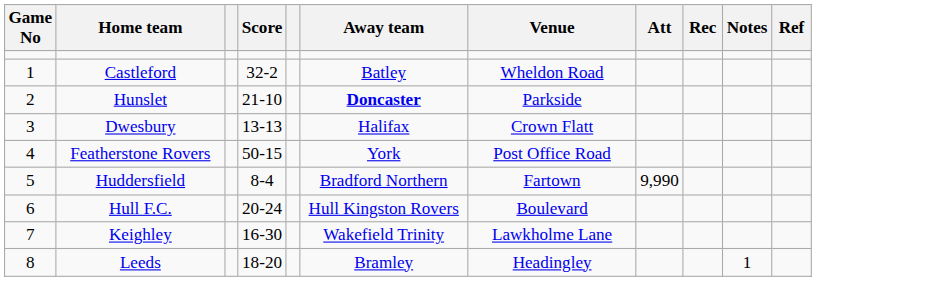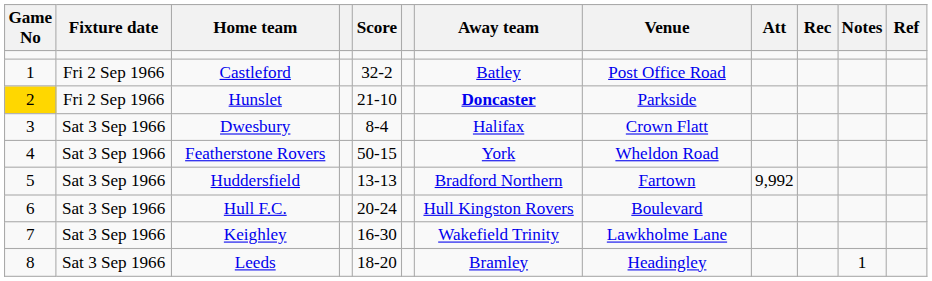+ column: (114, 27)
(552, 72) Wheldon Road -> (667, 72) Post Office Road
(30, 99) no background -> (30, 99) gold background
(262, 126) 13-13 -> (377, 126) 8-4
(552, 153) Post Office Road -> (667, 153) Wheldon Road
(262, 180) 8-4 -> (377, 180) 13-13
(659, 180) 9,990 -> (774, 180) 9,992
